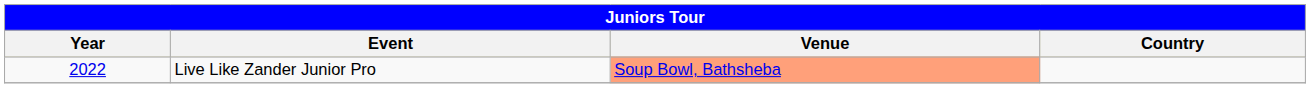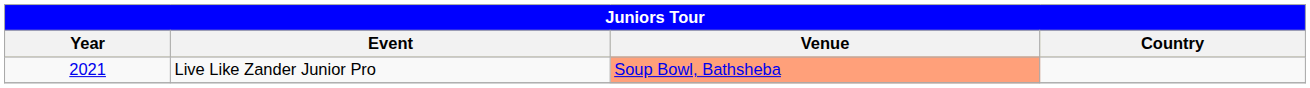(88, 69) 2022 -> (88, 69) 2021
